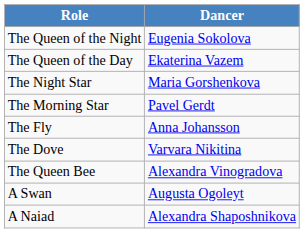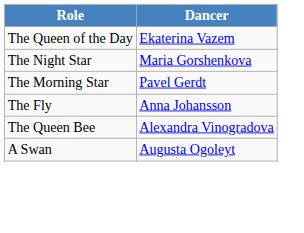- row: (75, 37)
- row: (36, 149)
- row: (31, 216)
